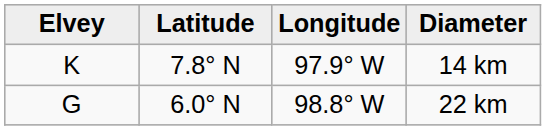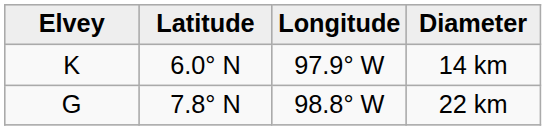(205, 64) 7.8° N -> (205, 64) 6.0° N
(205, 104) 6.0° N -> (205, 104) 7.8° N
